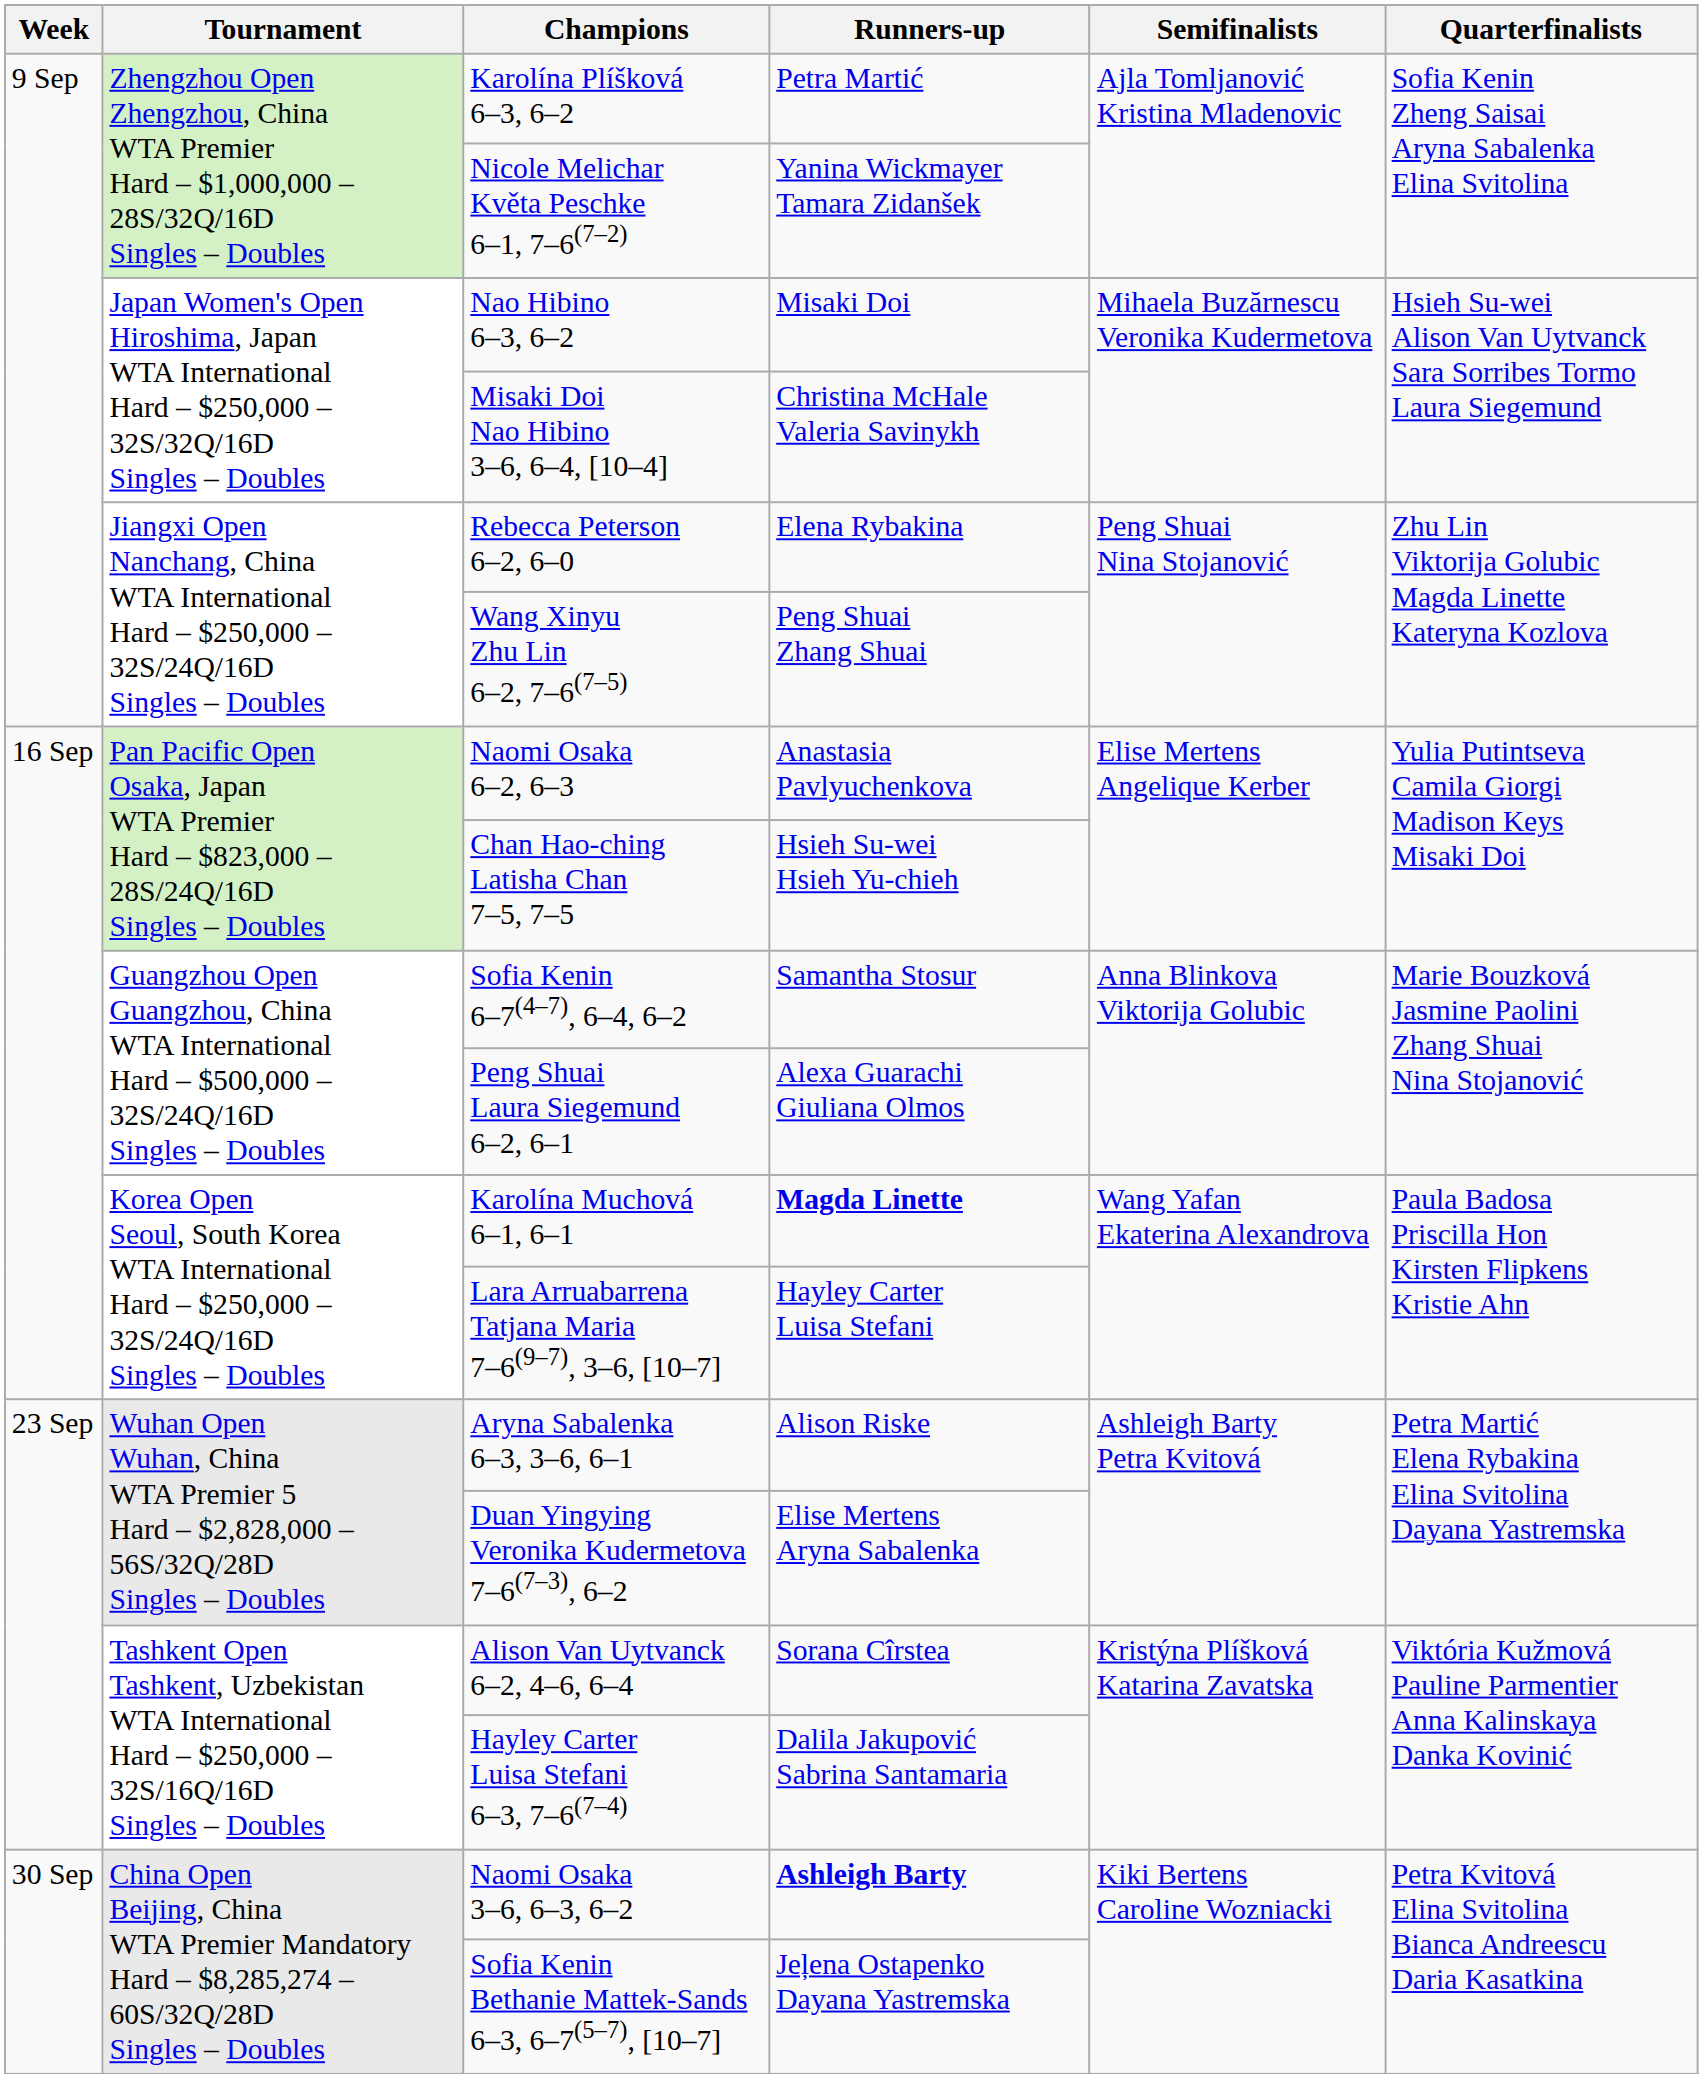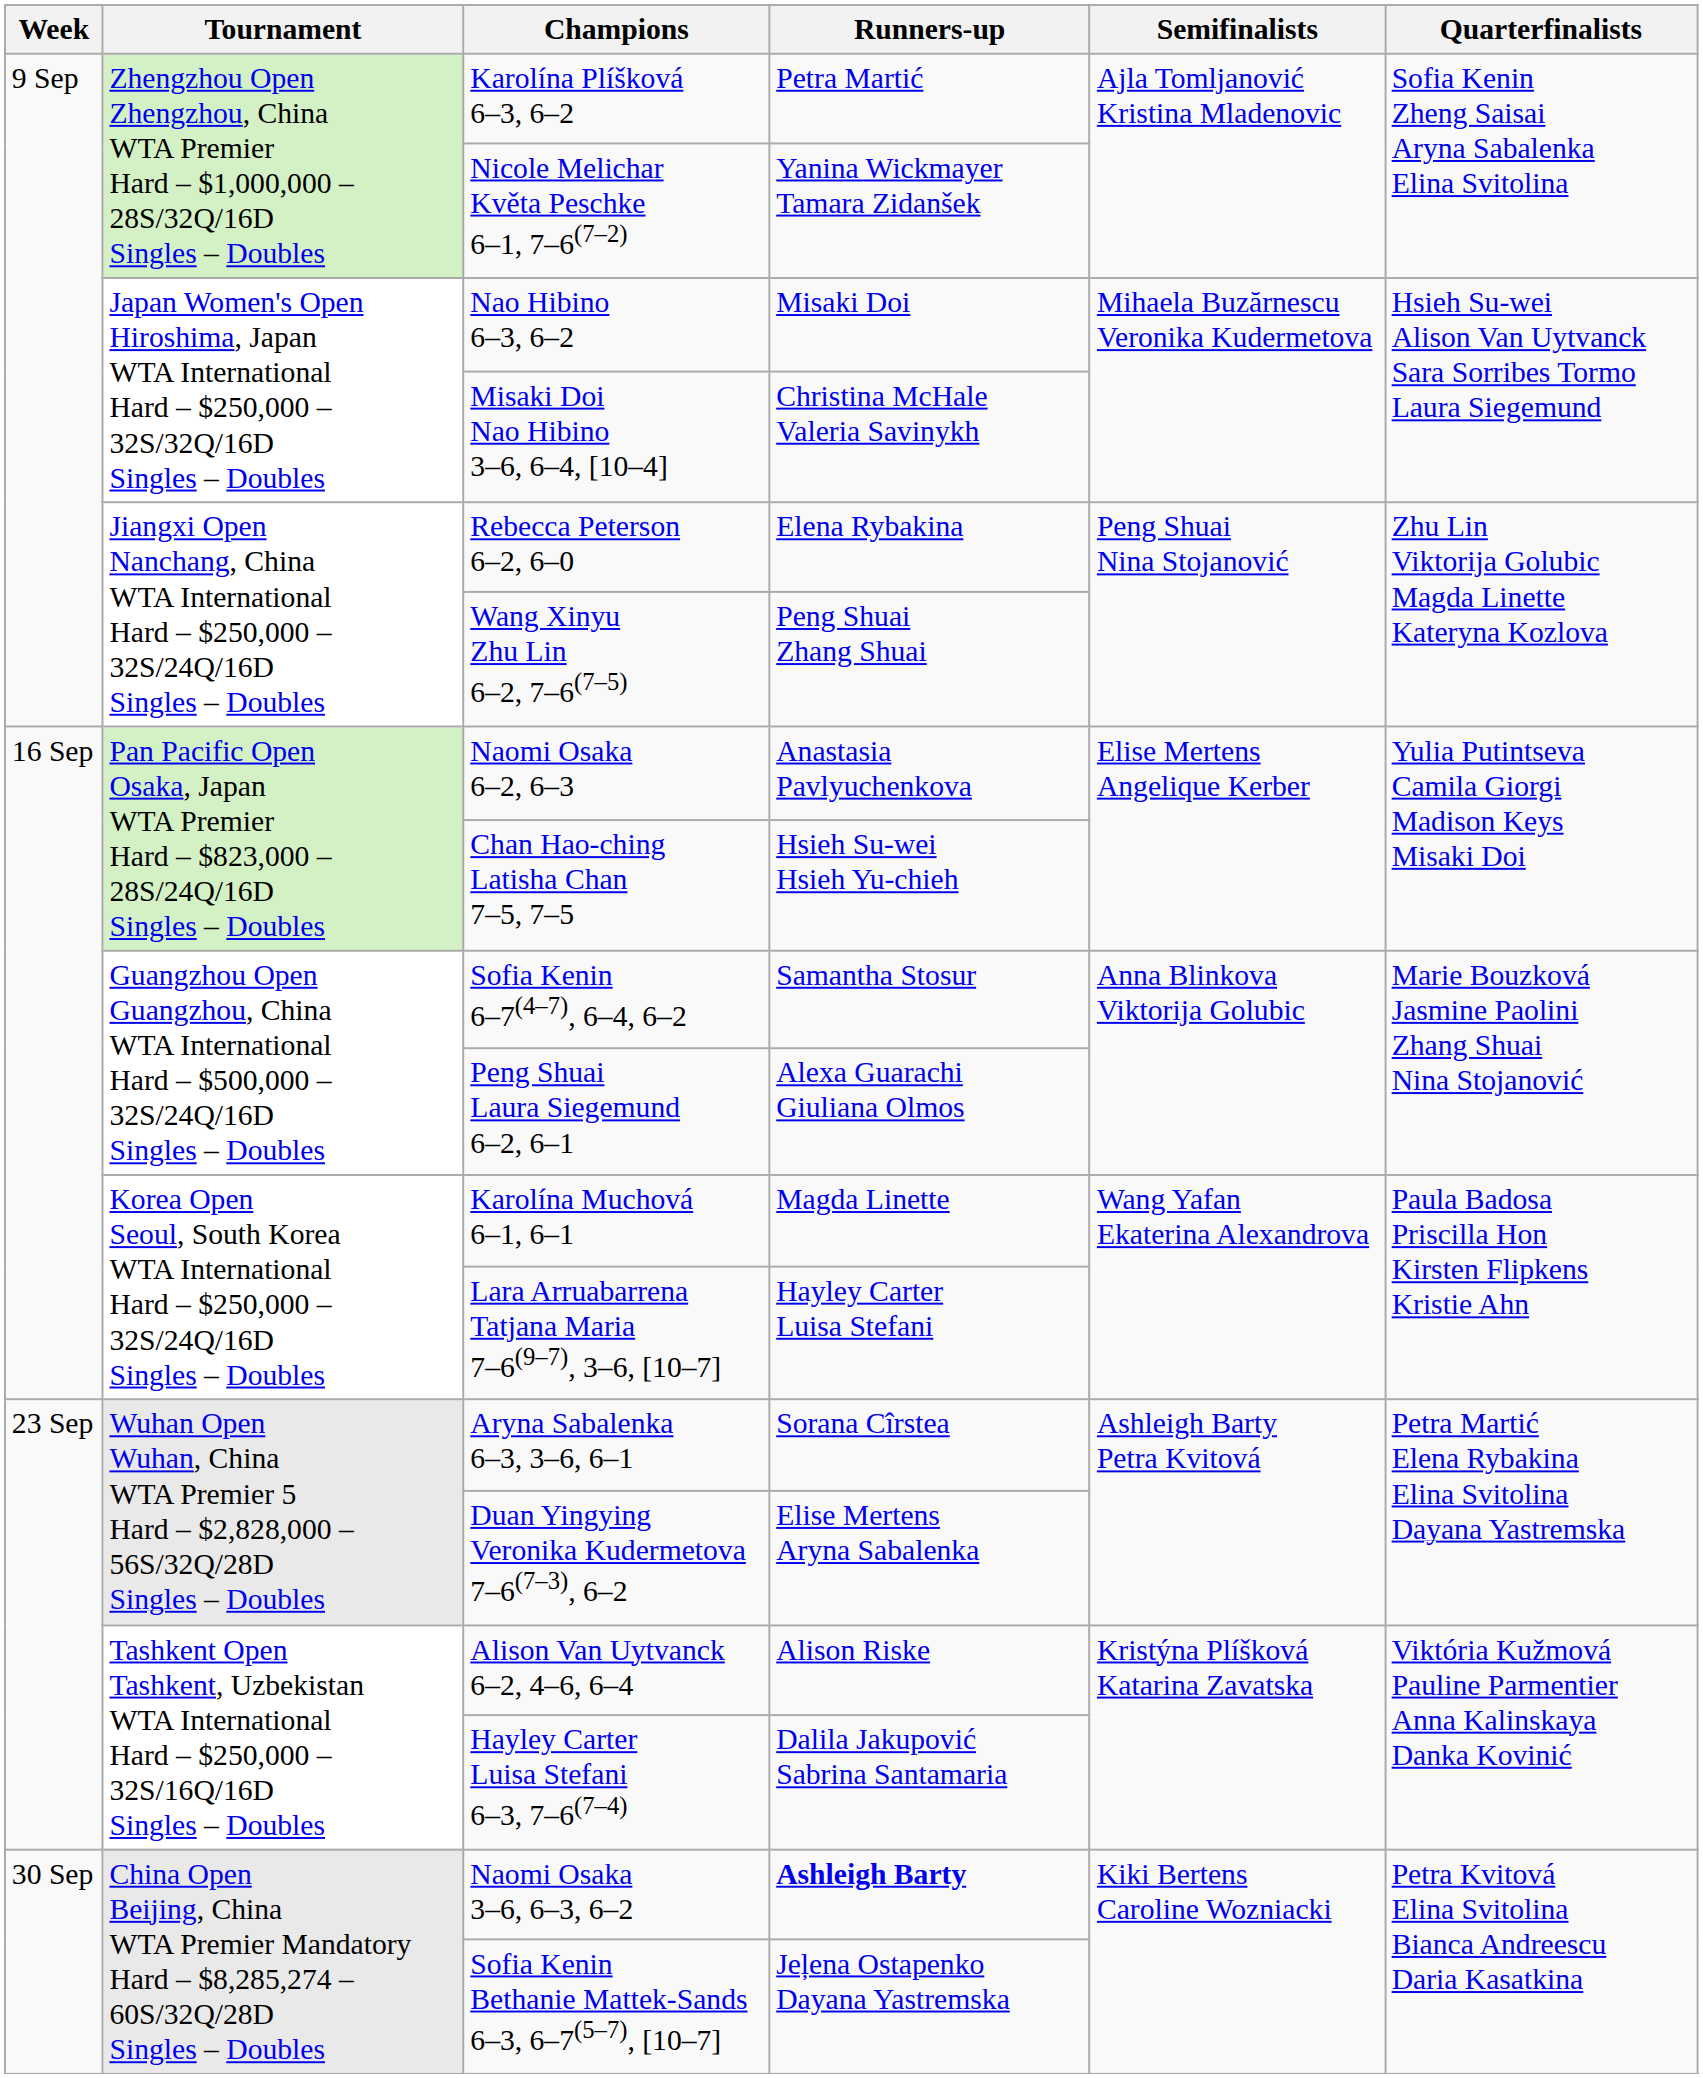(870, 1199) bold -> (863, 1199) normal
(853, 1424) Alison Riske -> (863, 1424) Sorana Cîrstea
(863, 1648) Sorana Cîrstea -> (853, 1648) Alison Riske
